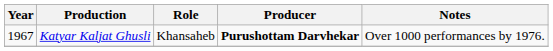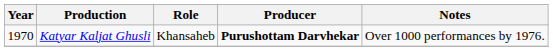(21, 35) 1967 -> (21, 35) 1970
